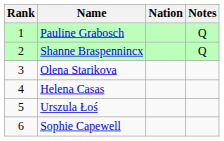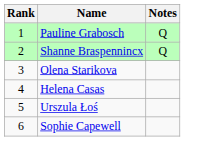- column: (166, 13)
